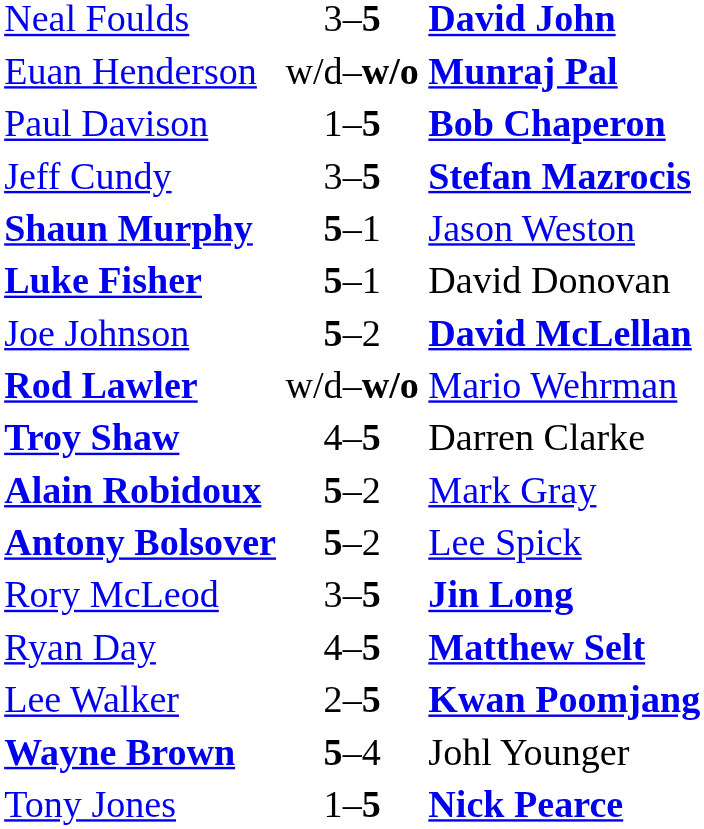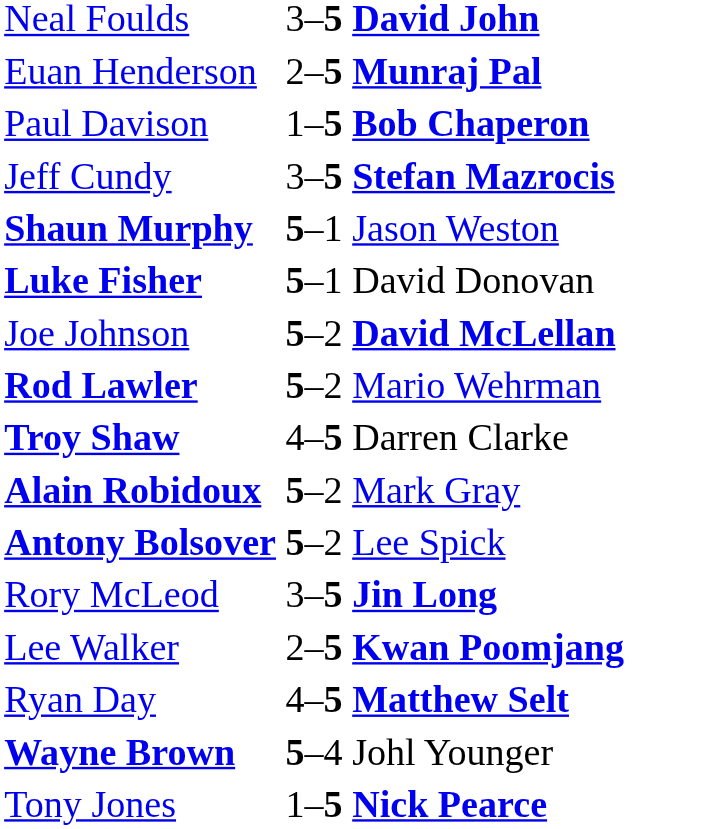(352, 71) w/d–w/o -> (314, 71) 2–5
(352, 385) w/d–w/o -> (314, 385) 5–2
rows swapped: (92, 699) <-> (80, 647)
